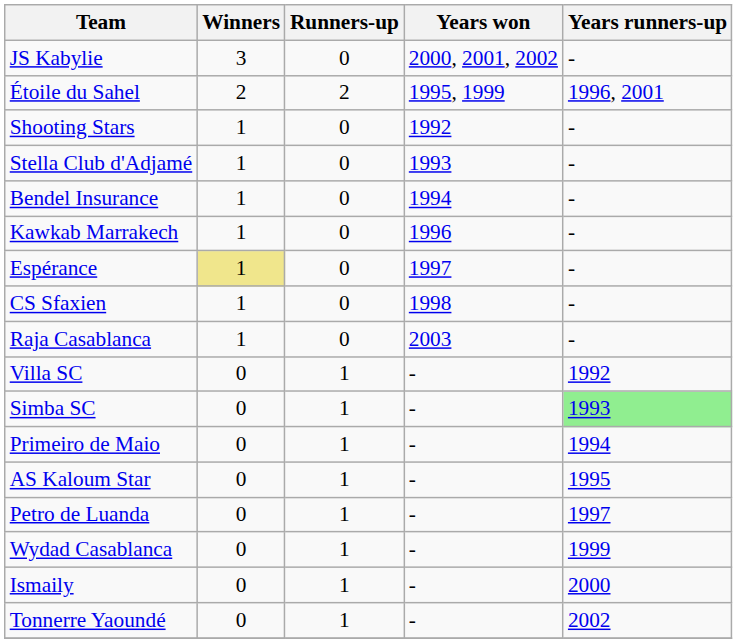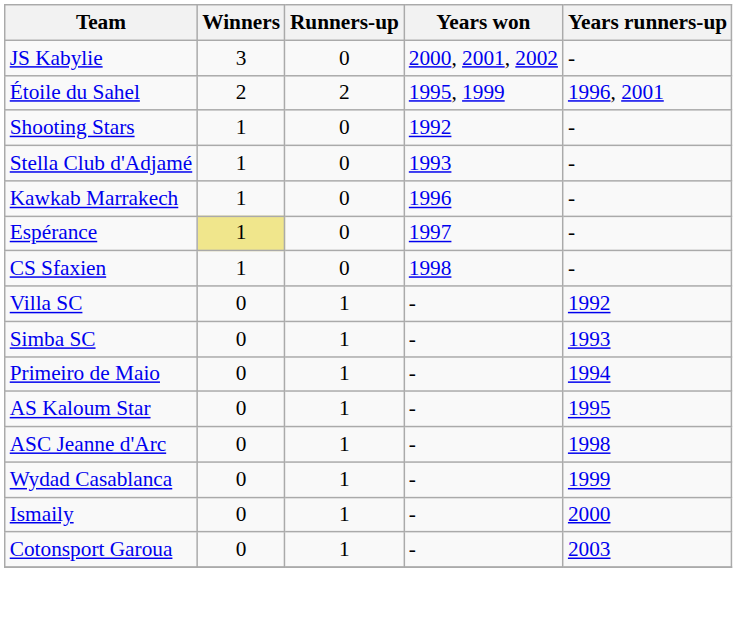- row: (84, 198)
- row: (80, 338)
(589, 409) lightgreen background -> (589, 338) no background
- row: (80, 514)
+ row: (88, 444)
- row: (88, 620)
+ row: (91, 549)
